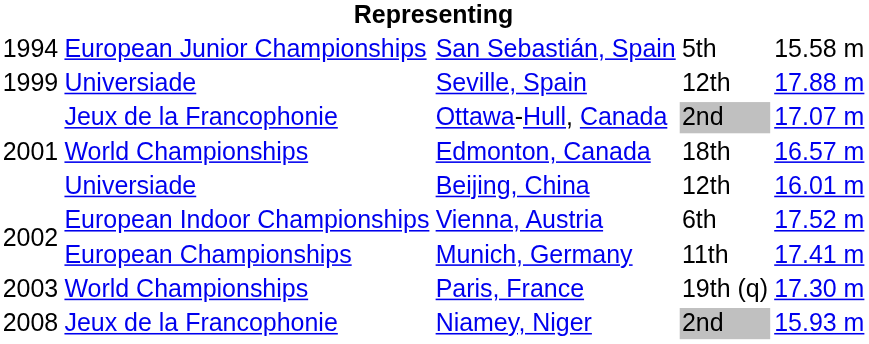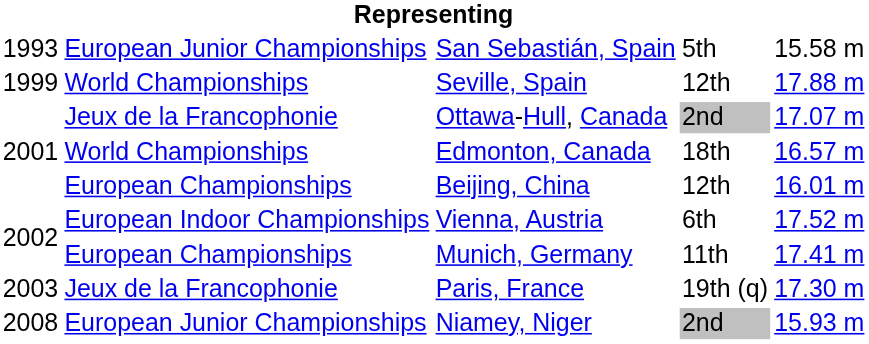(30, 48) 1994 -> (30, 48) 1993
(130, 83) Universiade -> (186, 83) World Championships
(130, 186) Universiade -> (208, 186) European Championships
(186, 288) World Championships -> (201, 288) Jeux de la Francophonie
(201, 323) Jeux de la Francophonie -> (246, 323) European Junior Championships
